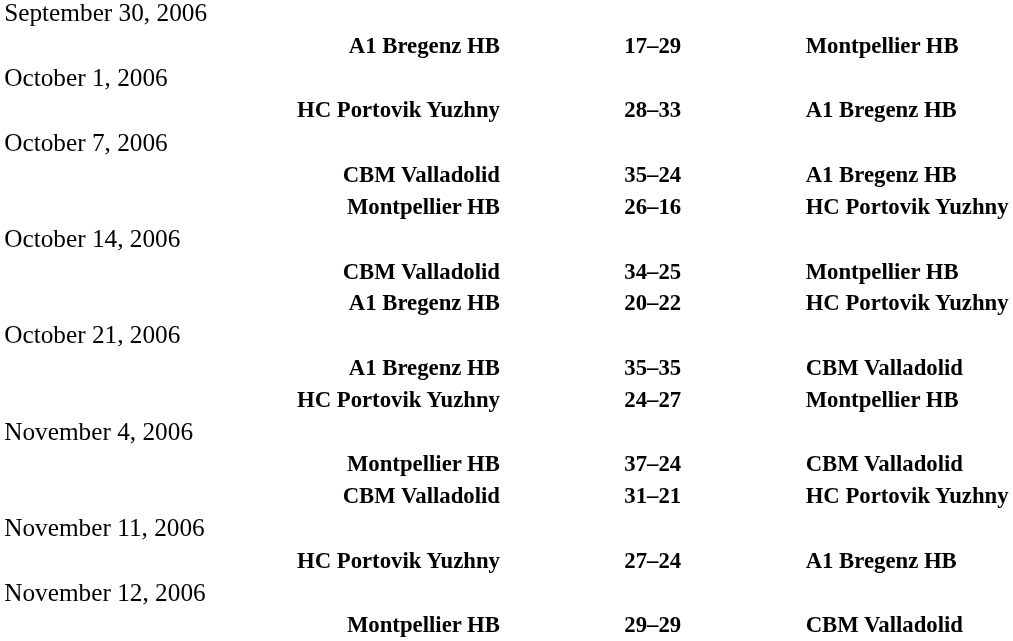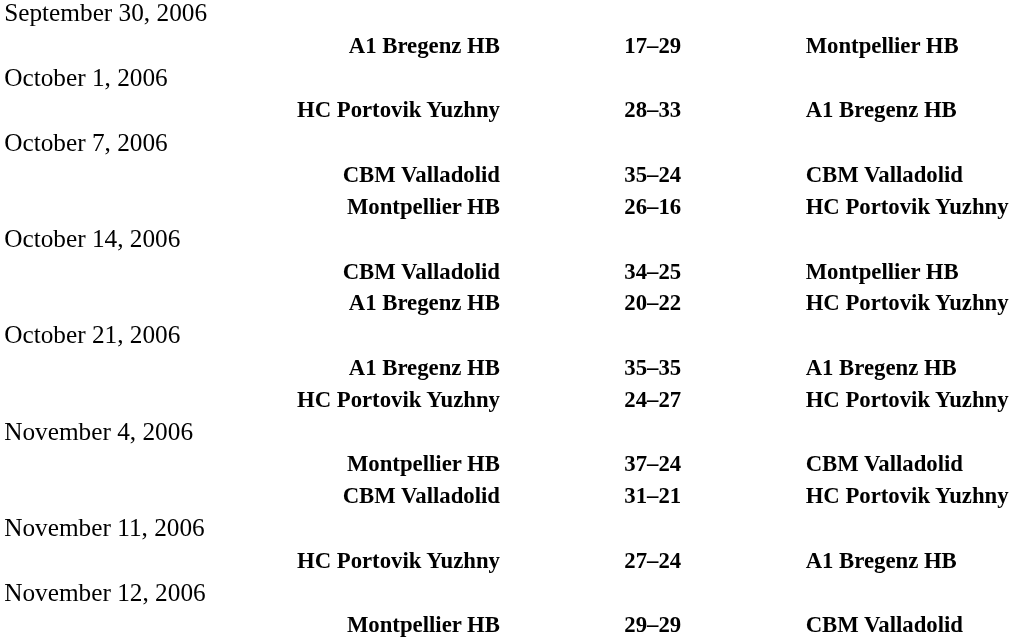(881, 174) A1 Bregenz HB -> (884, 174) CBM Valladolid
(884, 367) CBM Valladolid -> (881, 367) A1 Bregenz HB
(882, 399) Montpellier HB -> (907, 399) HC Portovik Yuzhny
